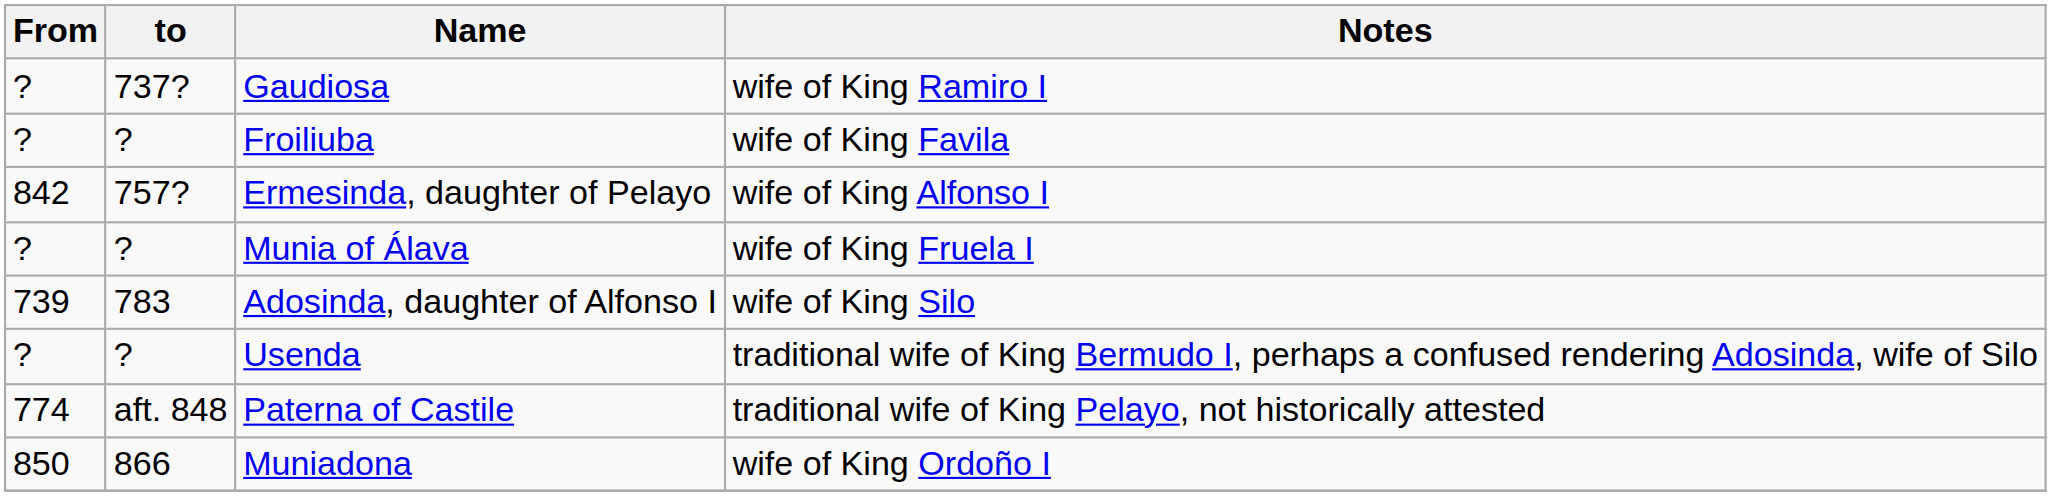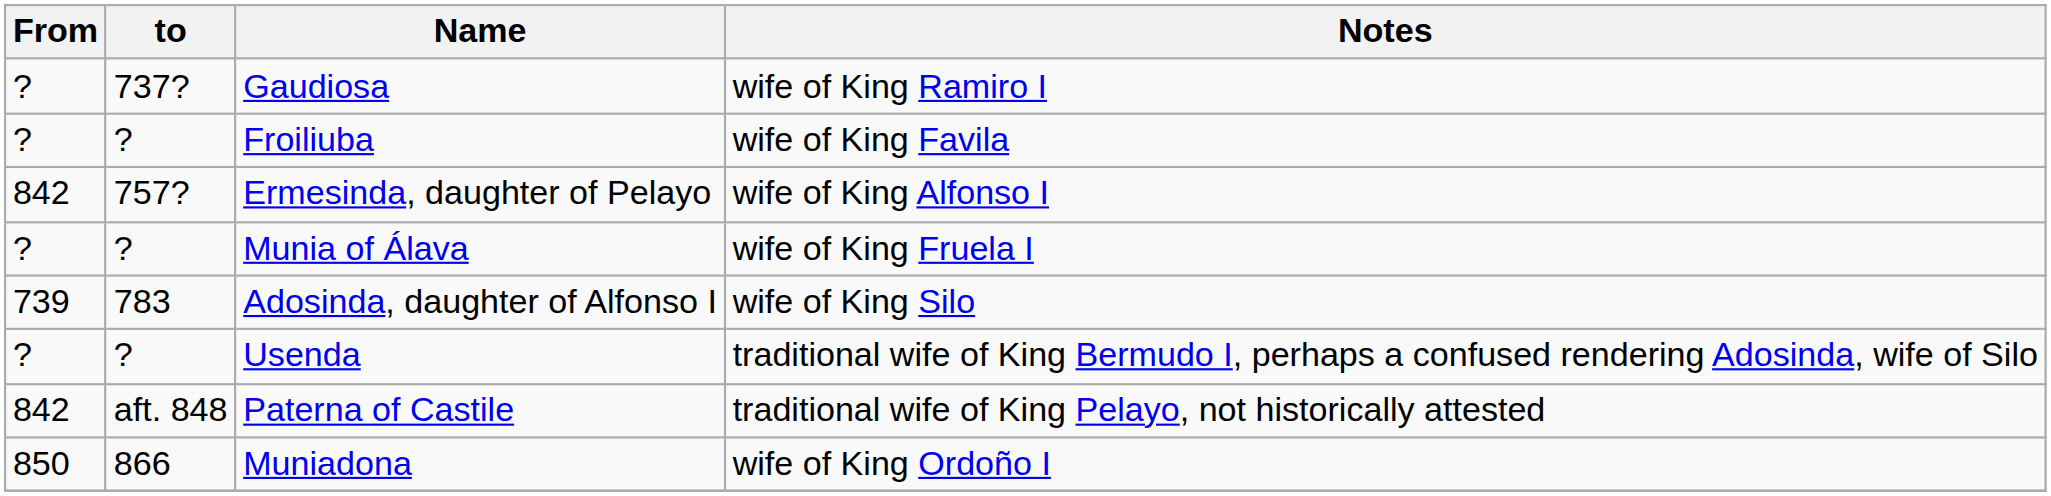(41, 409) 774 -> (41, 409) 842
